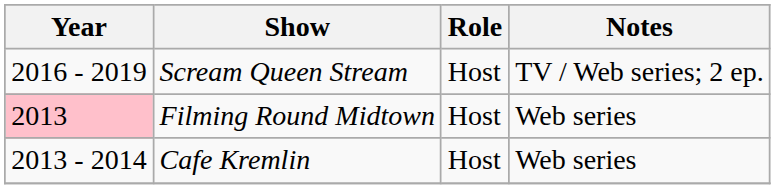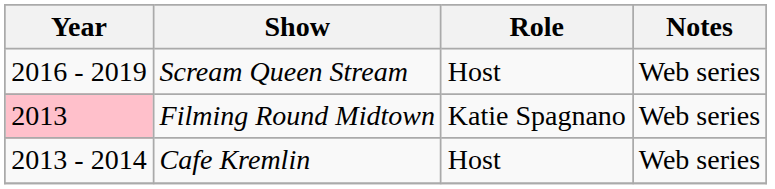(639, 71) TV / Web series; 2 ep. -> (699, 71) Web series
(474, 115) Host -> (537, 115) Katie Spagnano
